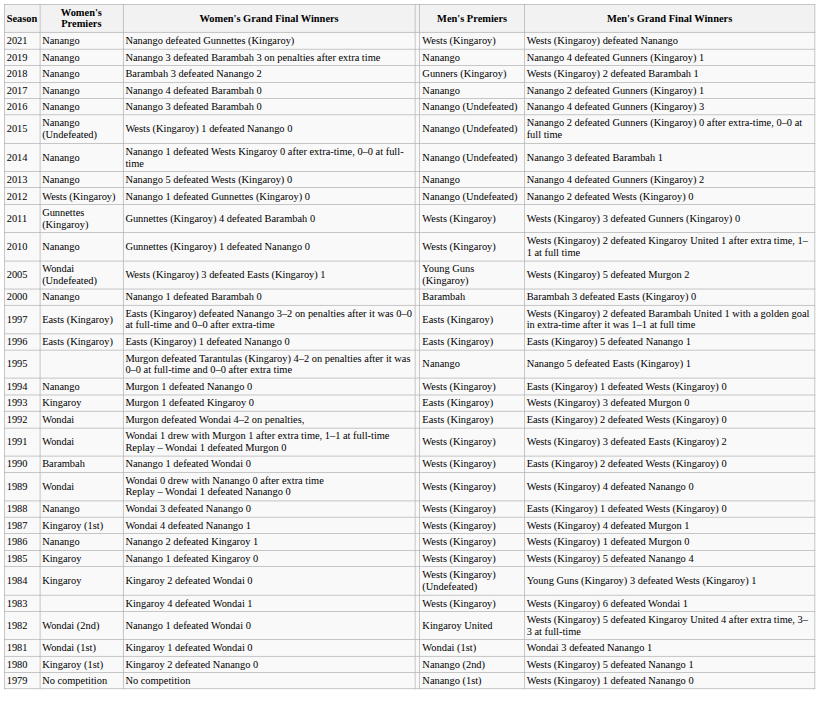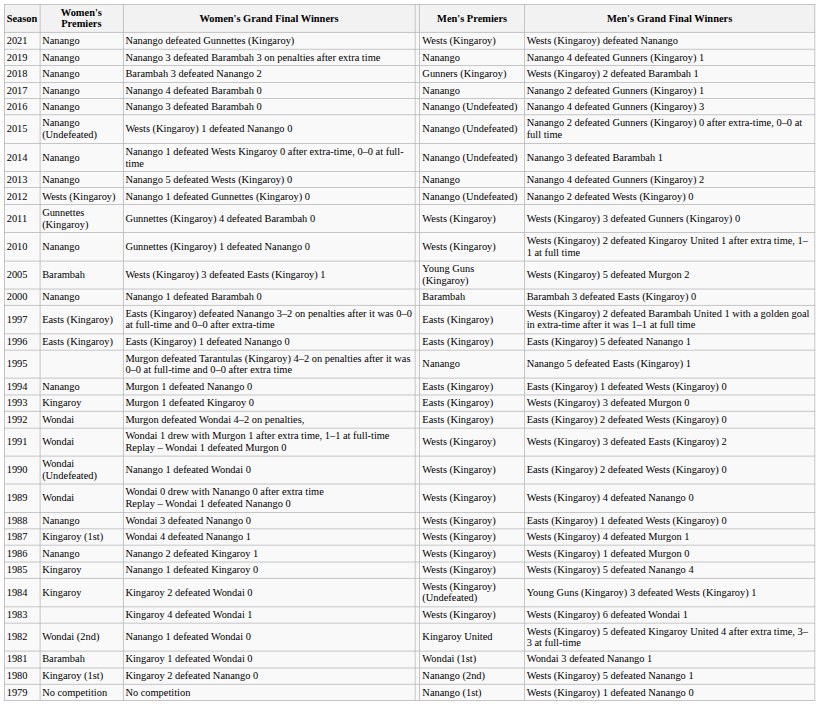(70, 275) Wondai (Undefeated) -> (64, 275) Barambah
(459, 386) Wests (Kingaroy) -> (458, 386) Easts (Kingaroy)
(64, 464) Barambah -> (70, 470) Wondai (Undefeated)
(69, 647) Wondai (1st) -> (64, 659) Barambah
